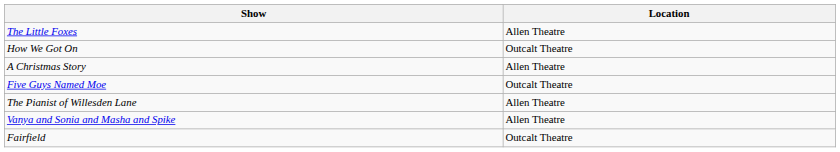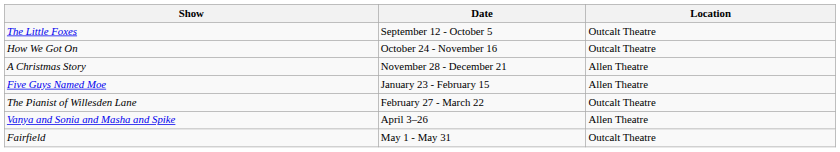+ column: (482, 13)
(535, 31) Allen Theatre -> (622, 31) Outcalt Theatre
(539, 85) Outcalt Theatre -> (618, 85) Allen Theatre
(535, 102) Allen Theatre -> (622, 102) Outcalt Theatre
